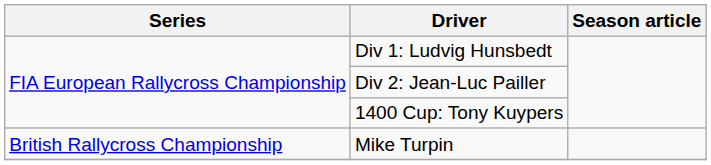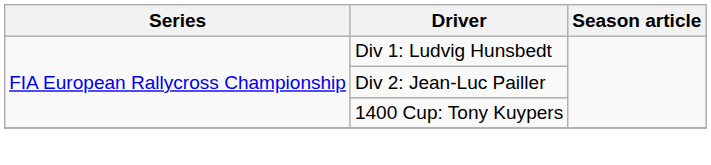- row: (404, 144)
